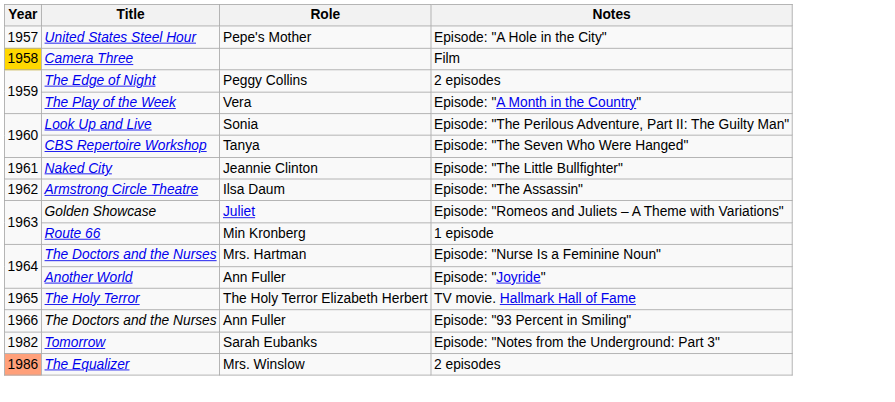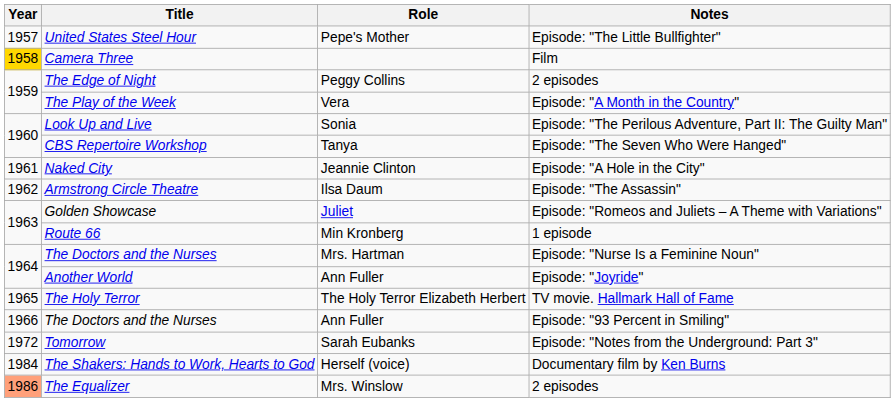(520, 37) Episode: "A Hole in the City" -> (626, 37) Episode: "The Little Bullfighter"
(528, 168) Episode: "The Little Bullfighter" -> (618, 168) Episode: "A Hole in the City"
(23, 342) 1982 -> (23, 342) 1972
+ row: (180, 364)
